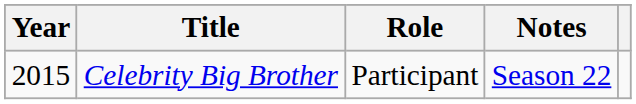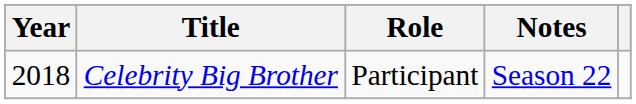(41, 74) 2015 -> (41, 74) 2018
